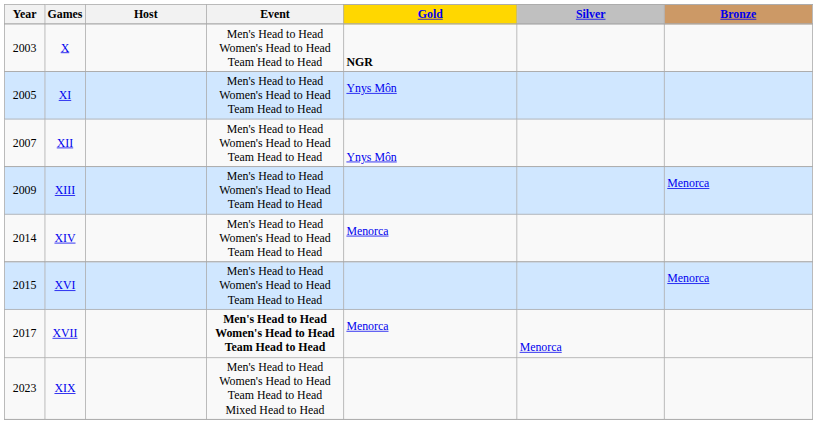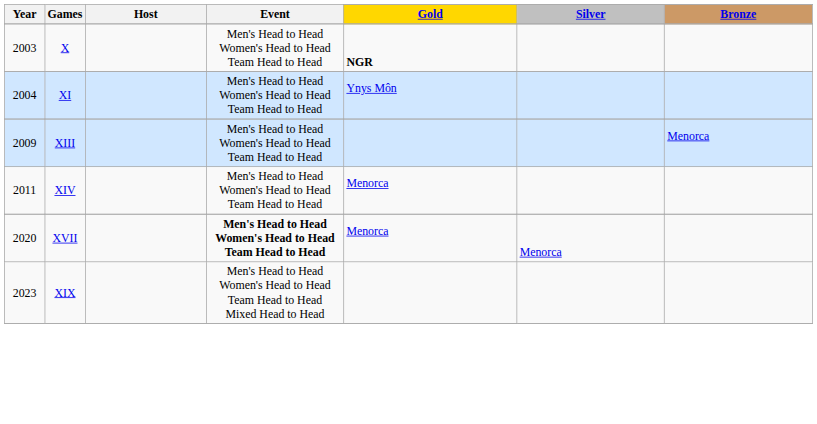(25, 95) 2005 -> (25, 95) 2004
- row: (65, 143)
(25, 238) 2014 -> (25, 190) 2011
- row: (65, 286)
(25, 333) 2017 -> (25, 238) 2020
